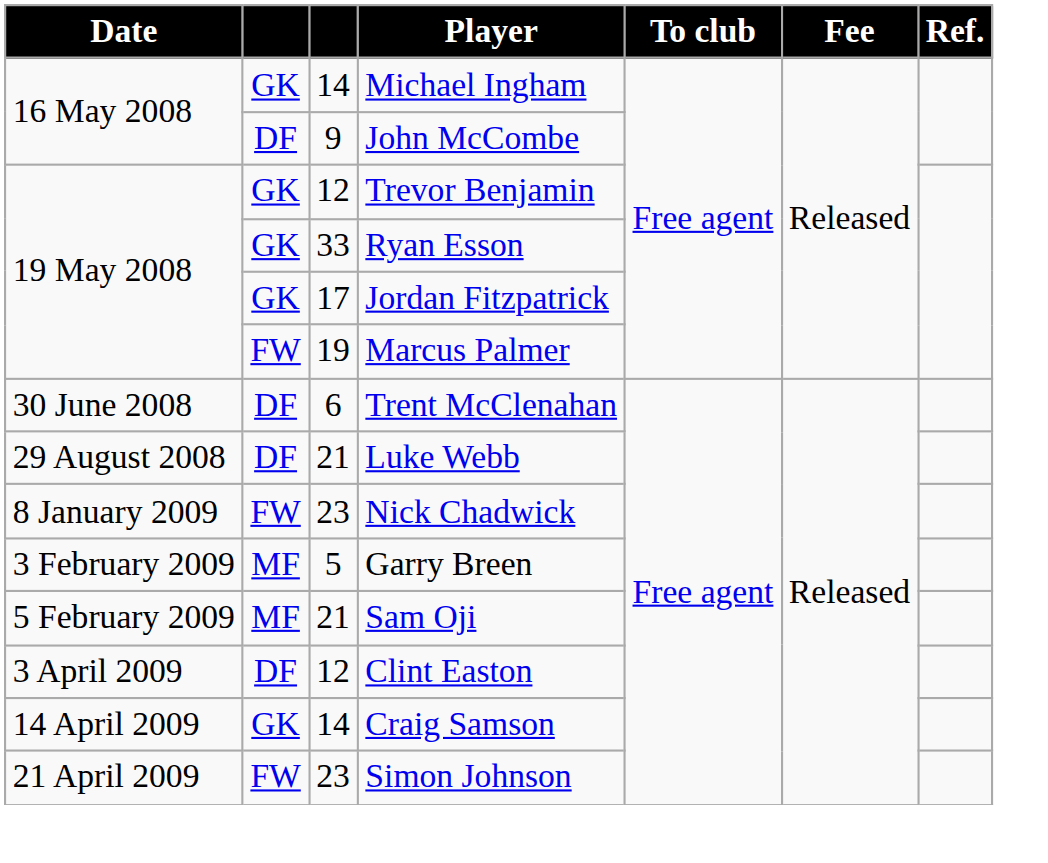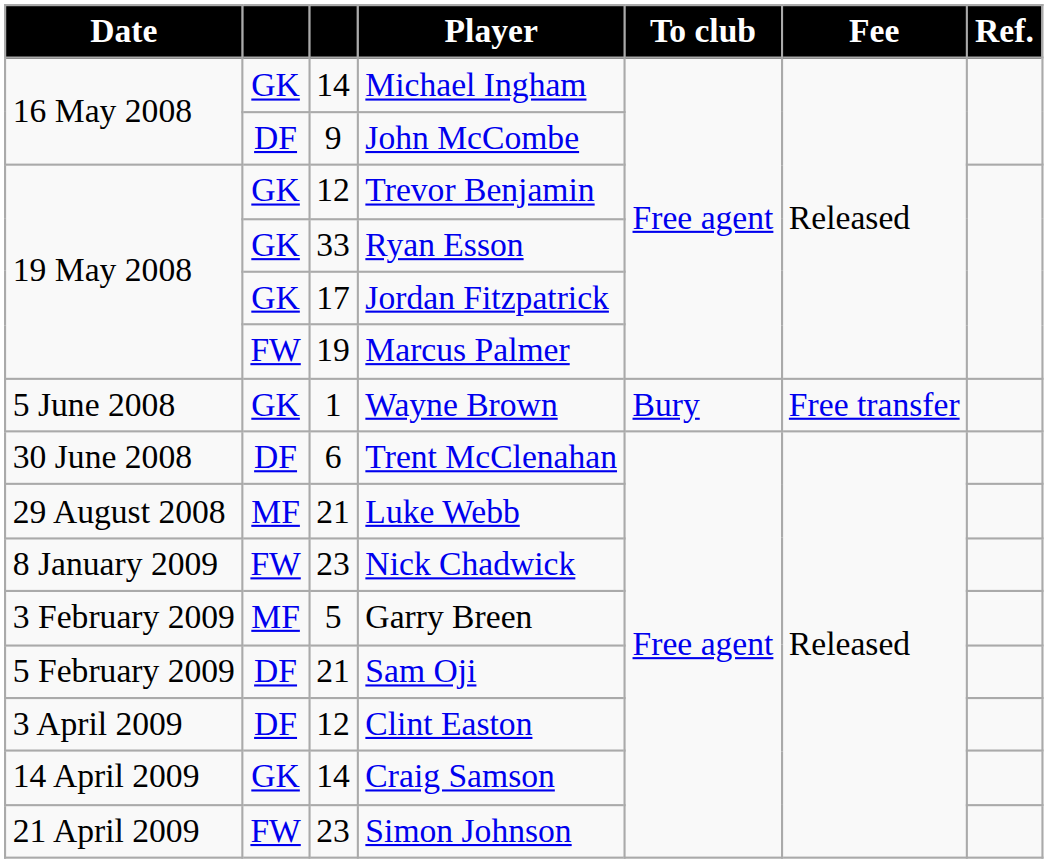+ row: (462, 404)
(276, 457) DF -> (276, 510) MF
(276, 617) MF -> (276, 670) DF
